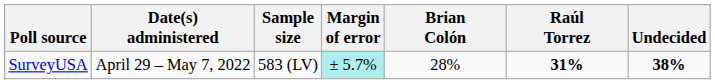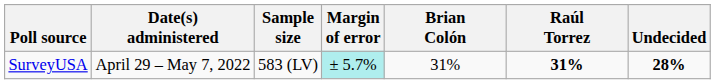(445, 64) 28% -> (445, 64) 31%
(669, 64) 38% -> (669, 64) 28%
